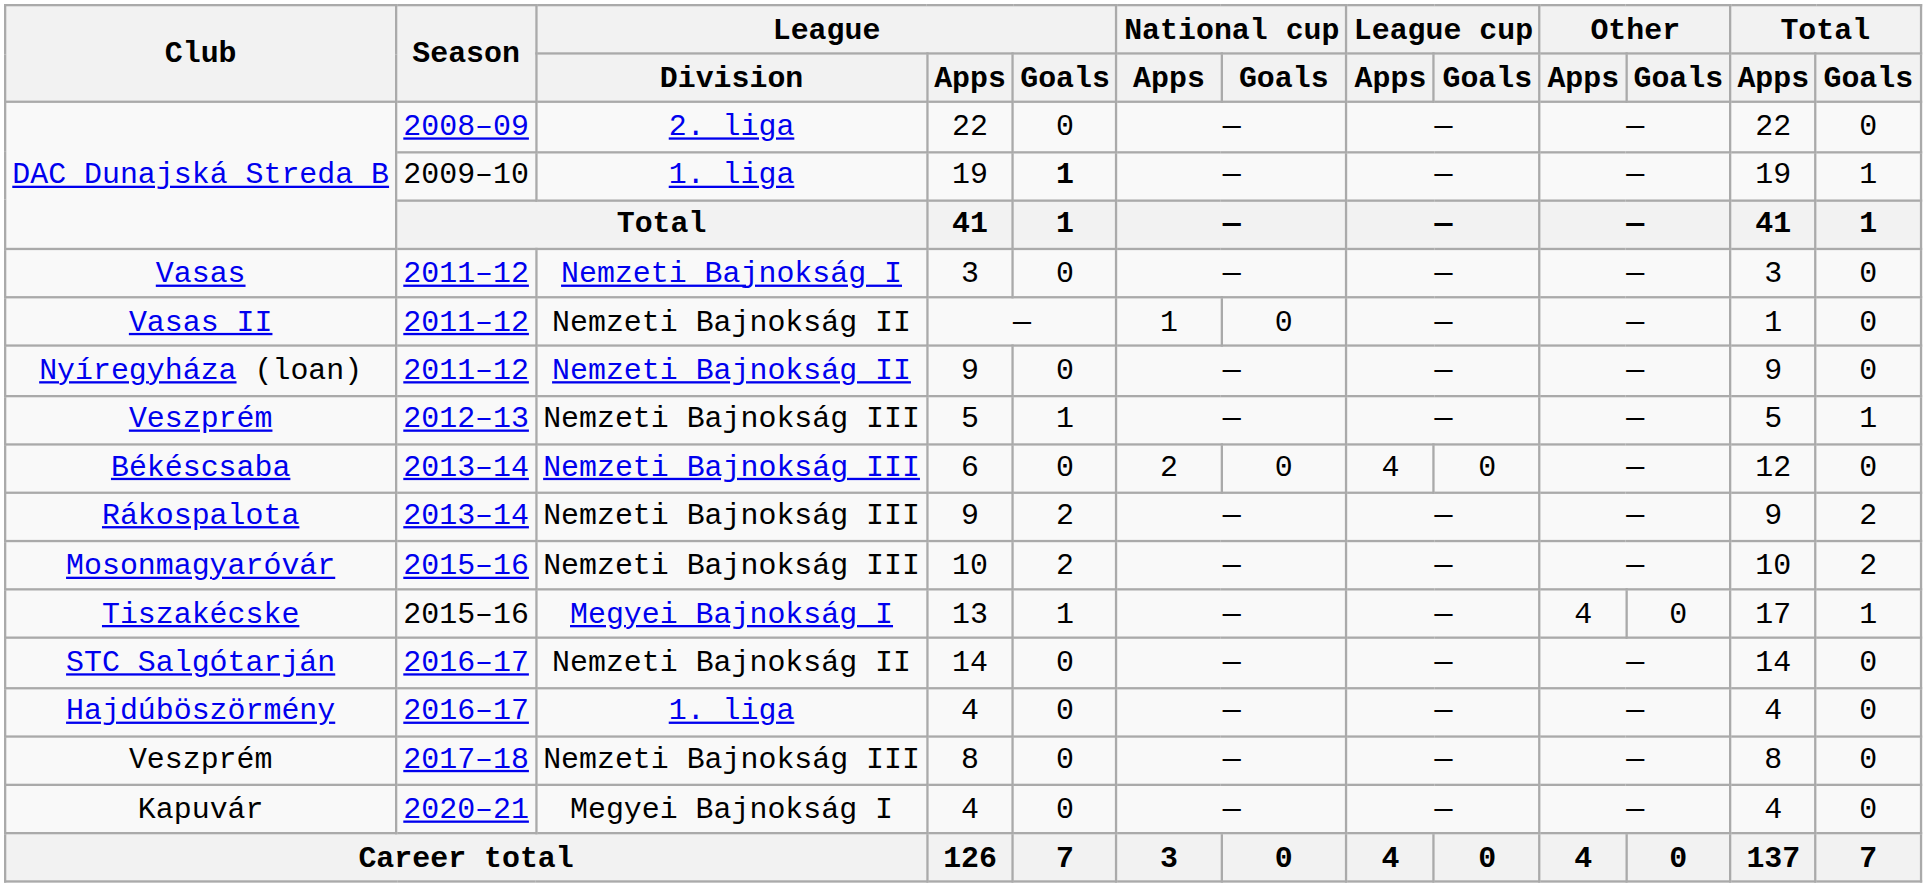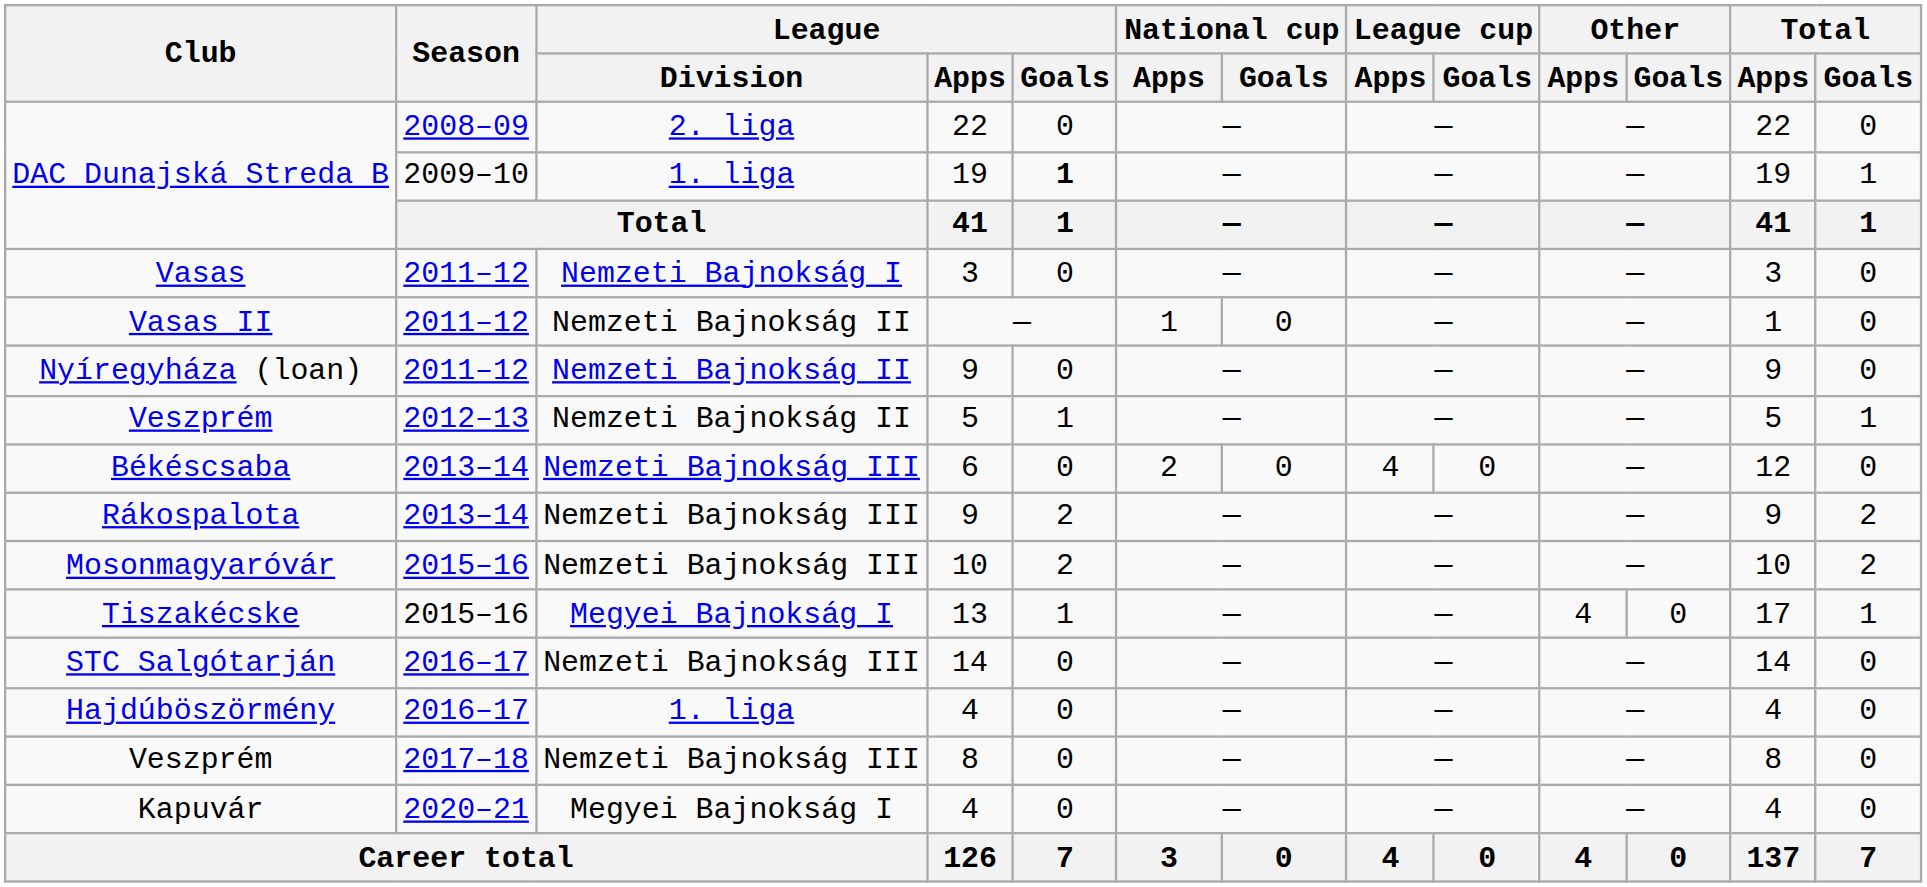(732, 419) Nemzeti Bajnokság III -> (732, 419) Nemzeti Bajnokság II
(732, 663) Nemzeti Bajnokság II -> (732, 663) Nemzeti Bajnokság III
